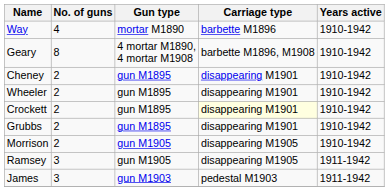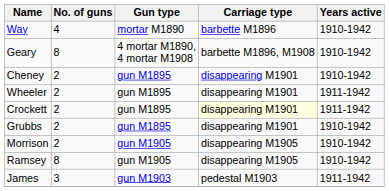(345, 93) 1910-1942 -> (345, 93) 1911-1942
(345, 110) 1910-1942 -> (345, 110) 1911-1942
(56, 161) 3 -> (56, 161) 8
(345, 161) 1911-1942 -> (345, 161) 1910-1942
